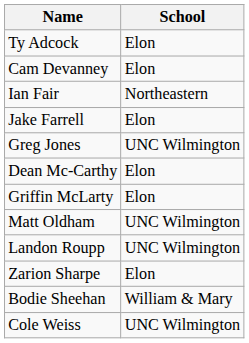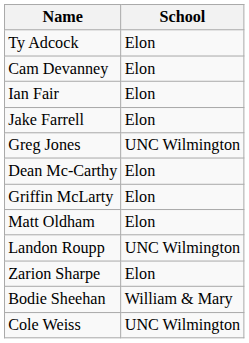(166, 94) Northeastern -> (140, 94) Elon
(182, 222) UNC Wilmington -> (140, 222) Elon
